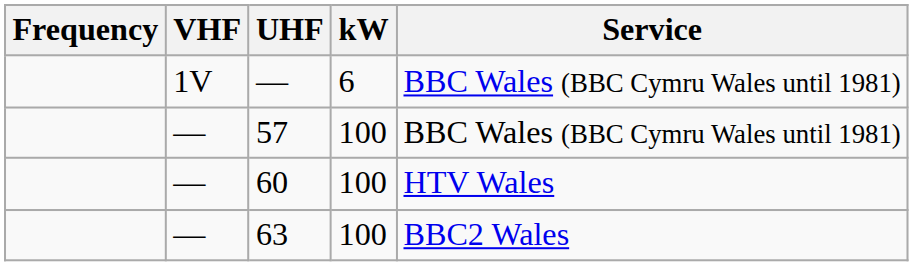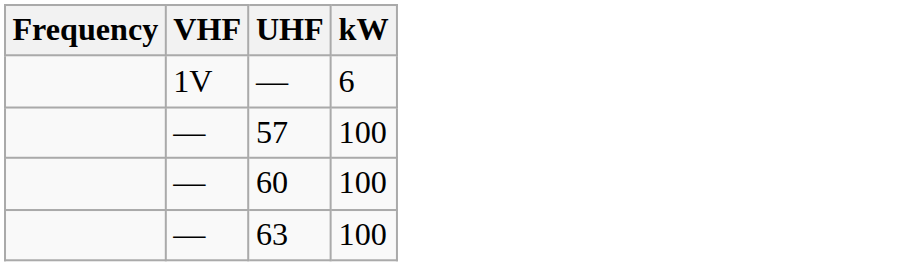- column: (652, 30)
